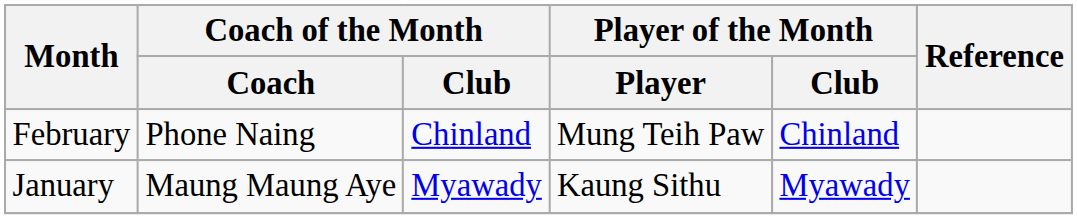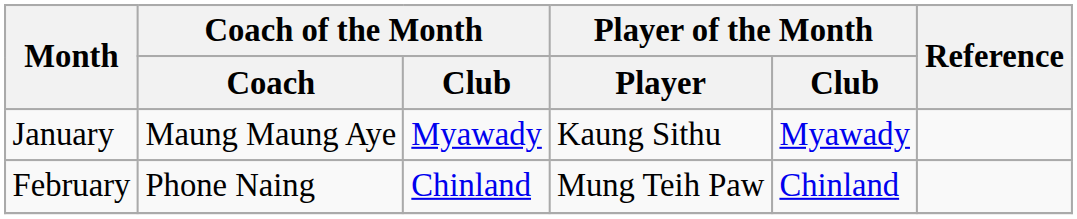rows swapped: (63, 185) <-> (71, 133)
